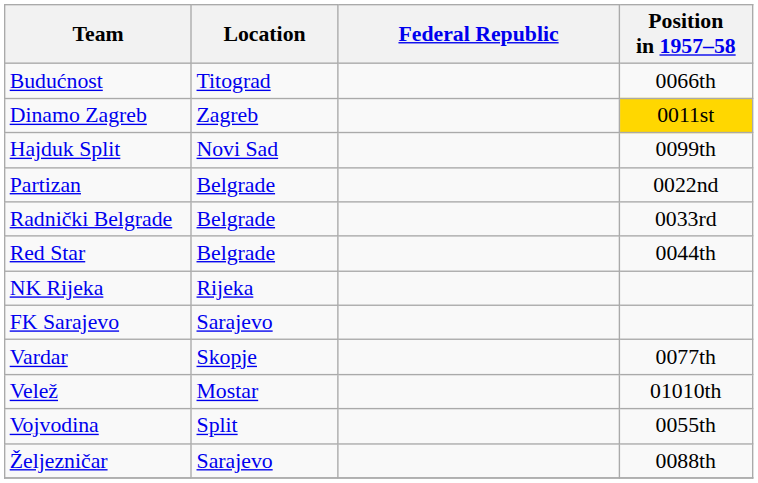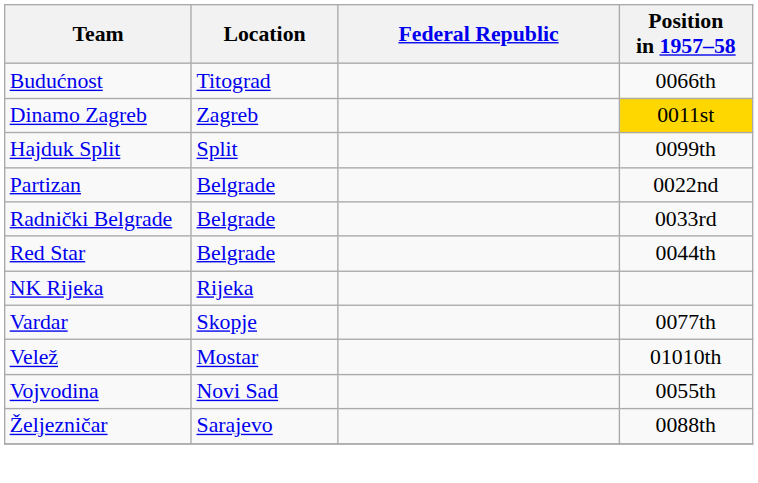(237, 149) Novi Sad -> (217, 149) Split
- row: (64, 322)
(217, 425) Split -> (237, 391) Novi Sad
